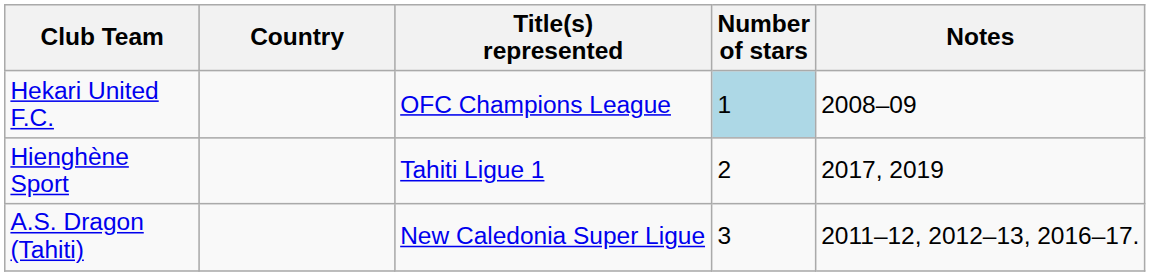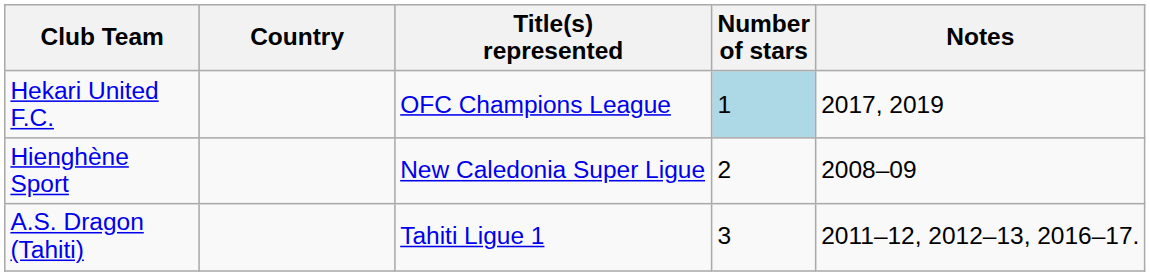(869, 104) 2008–09 -> (882, 104) 2017, 2019
(472, 170) Tahiti Ligue 1 -> (553, 170) New Caledonia Super Ligue
(882, 170) 2017, 2019 -> (869, 170) 2008–09
(553, 236) New Caledonia Super Ligue -> (472, 236) Tahiti Ligue 1
